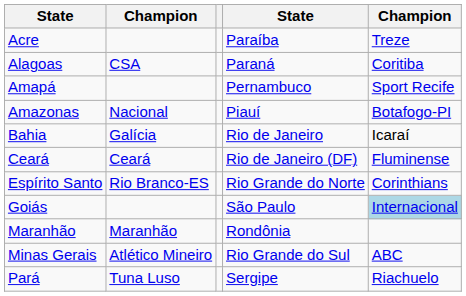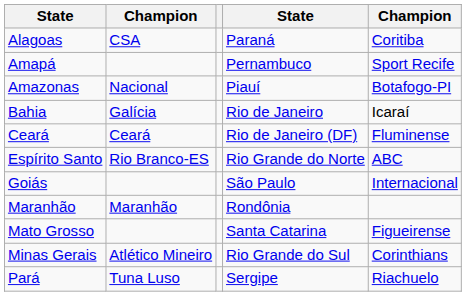- row: (23, 40)
(410, 183) Corinthians -> (387, 159) ABC
(415, 207) lightblue background -> (415, 183) no background
+ row: (51, 231)
(387, 254) ABC -> (410, 254) Corinthians
